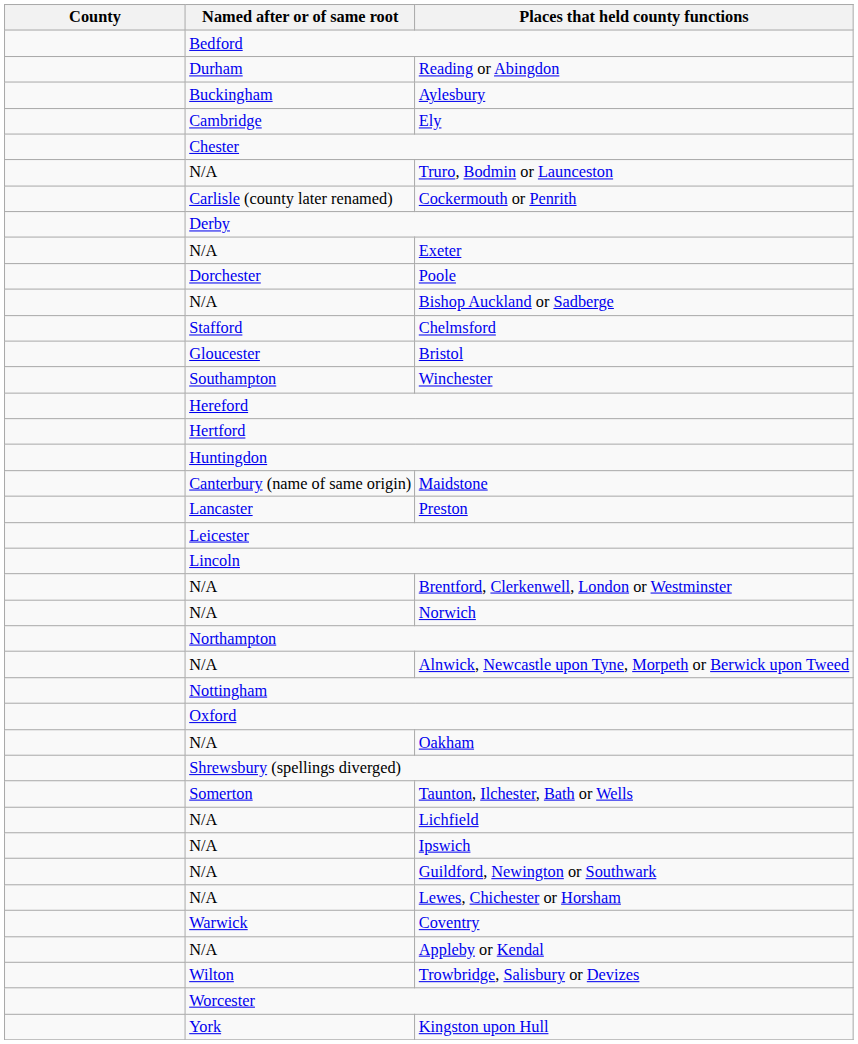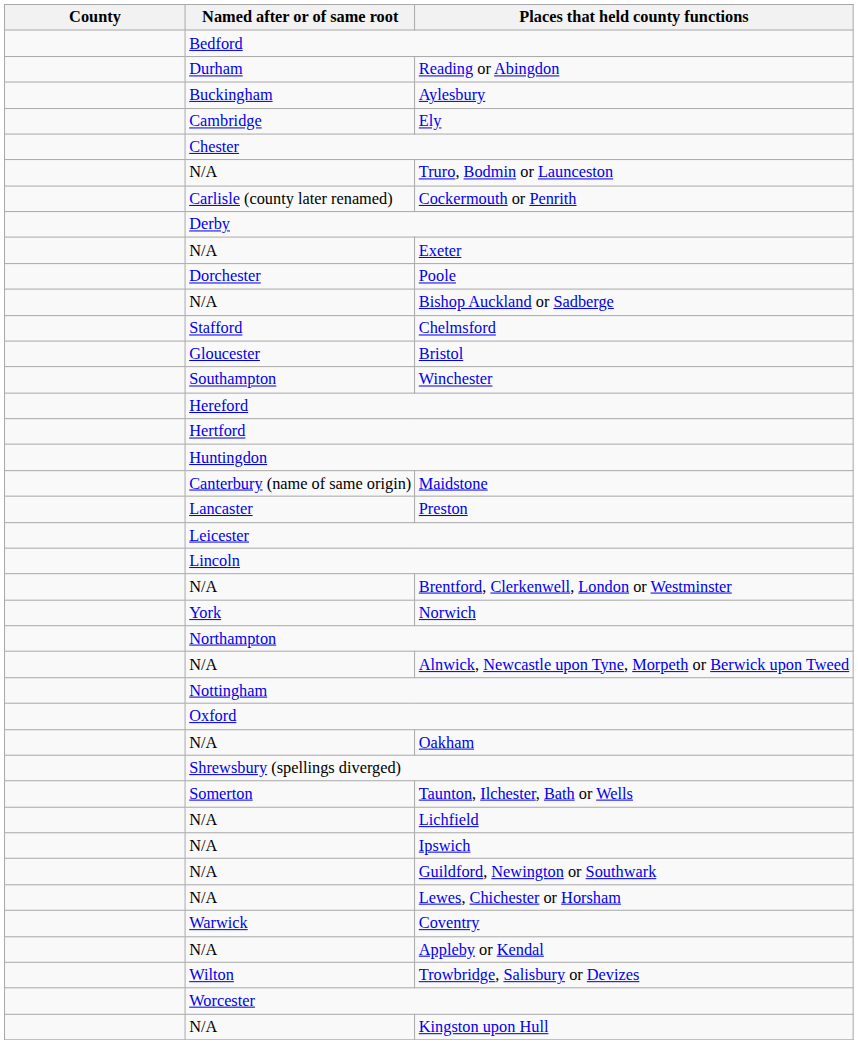(203, 612) N/A -> (205, 612) York
(205, 1026) York -> (203, 1026) N/A
